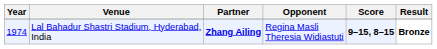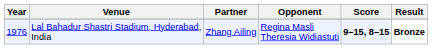(17, 32) 1974 -> (17, 32) 1976
(233, 32) bold -> (231, 32) normal
